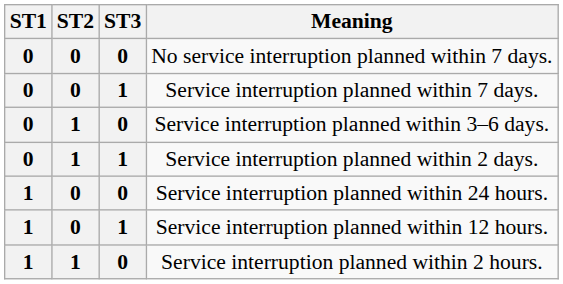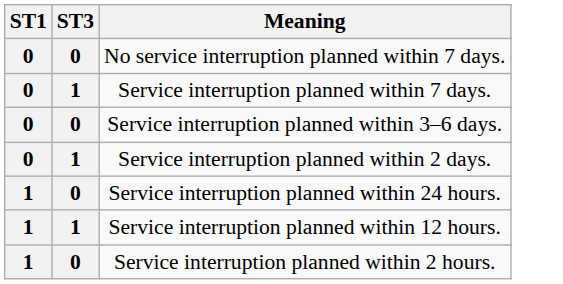- column: (75, 21)
